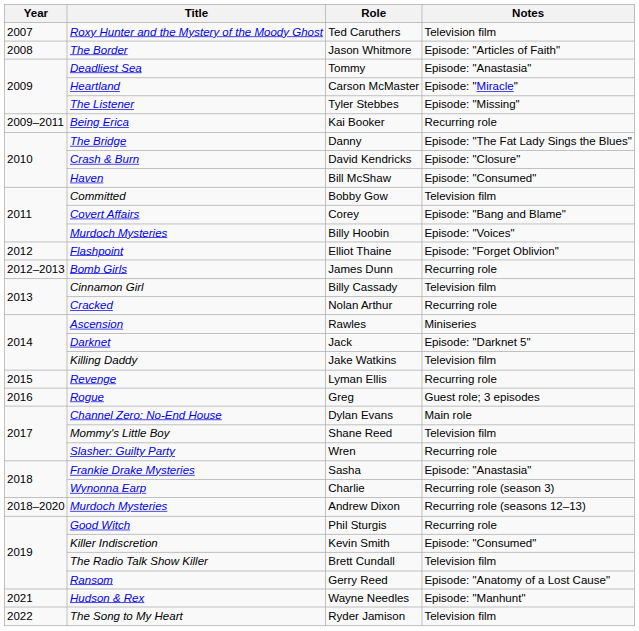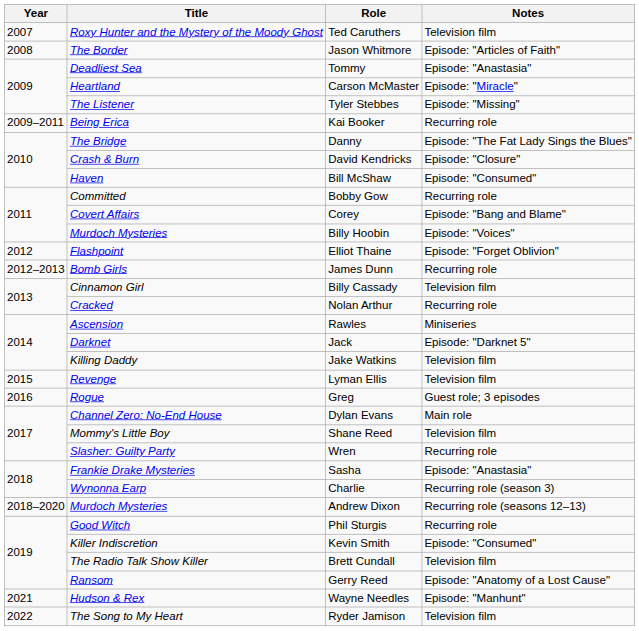(460, 196) Television film -> (461, 196) Recurring role
(461, 379) Recurring role -> (460, 379) Television film
